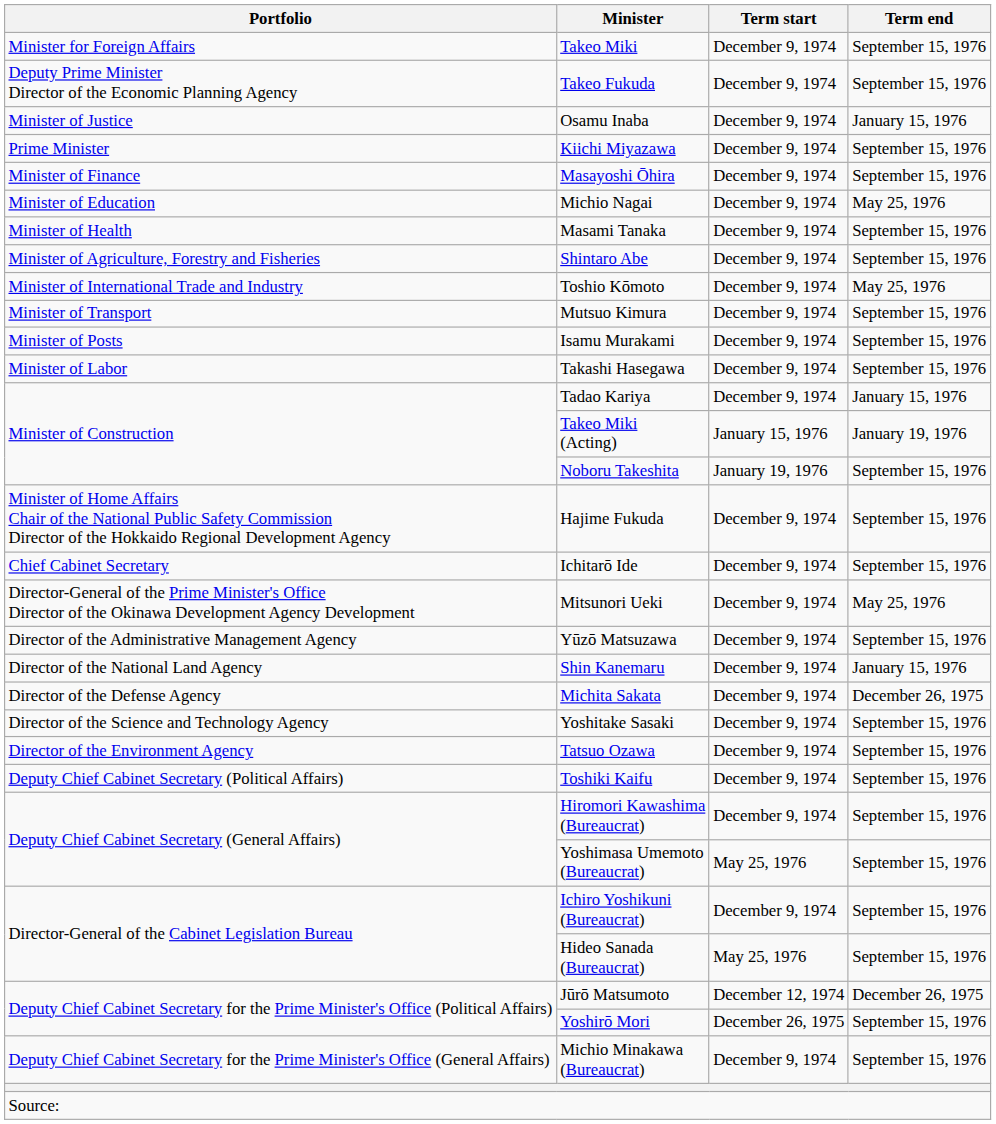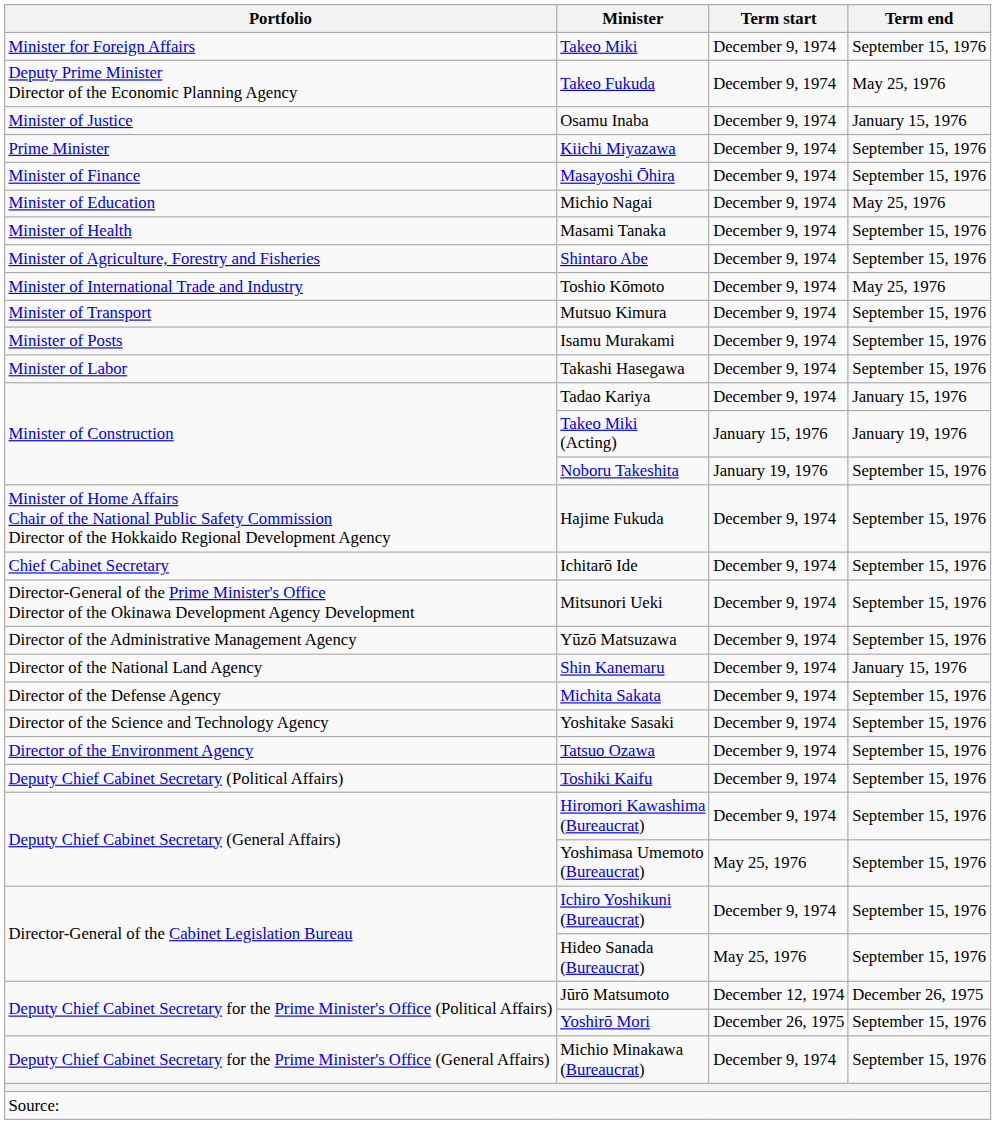(919, 83) September 15, 1976 -> (899, 83) May 25, 1976
(899, 603) May 25, 1976 -> (919, 603) September 15, 1976
(918, 695) December 26, 1975 -> (919, 695) September 15, 1976
